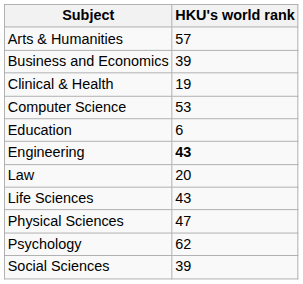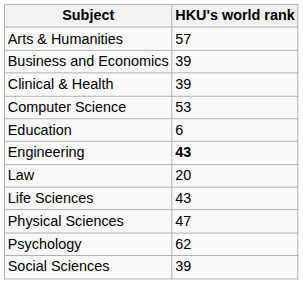(183, 84) 19 -> (183, 84) 39
